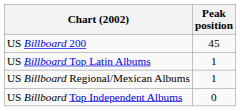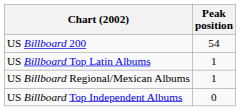(214, 43) 45 -> (214, 43) 54
